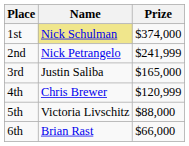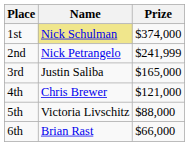(158, 92) $120,999 -> (158, 92) $121,000
